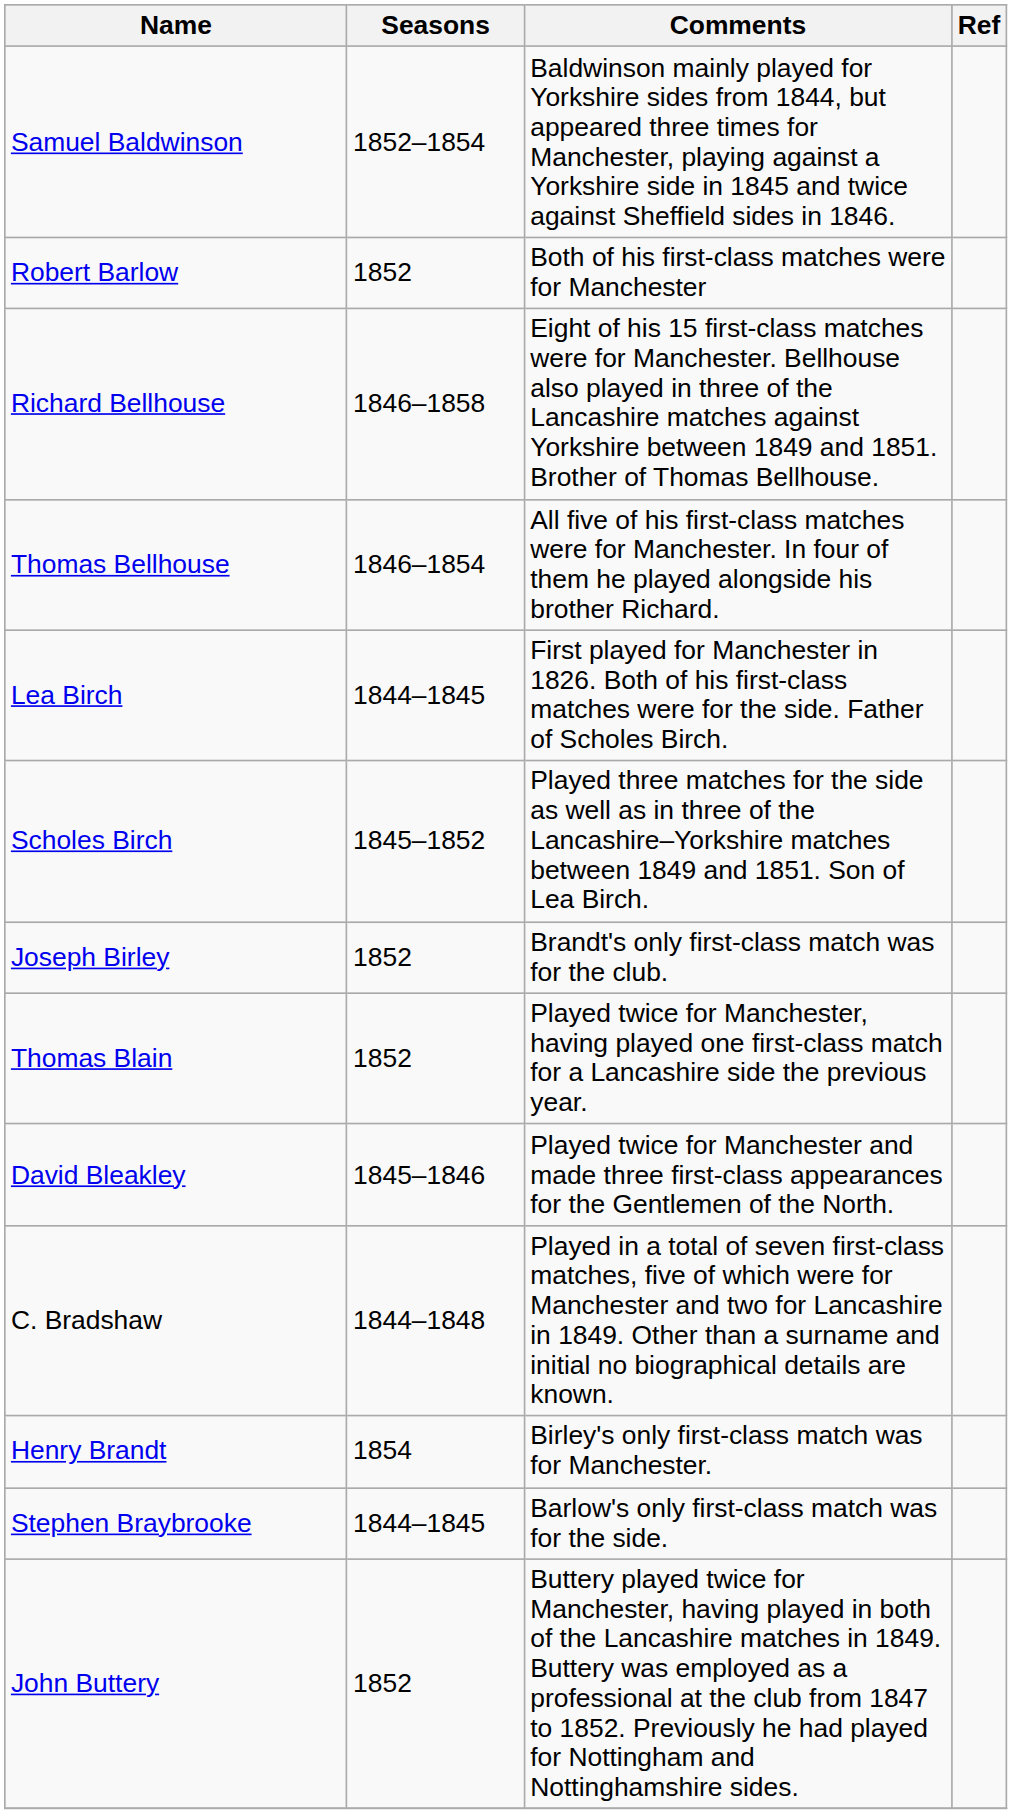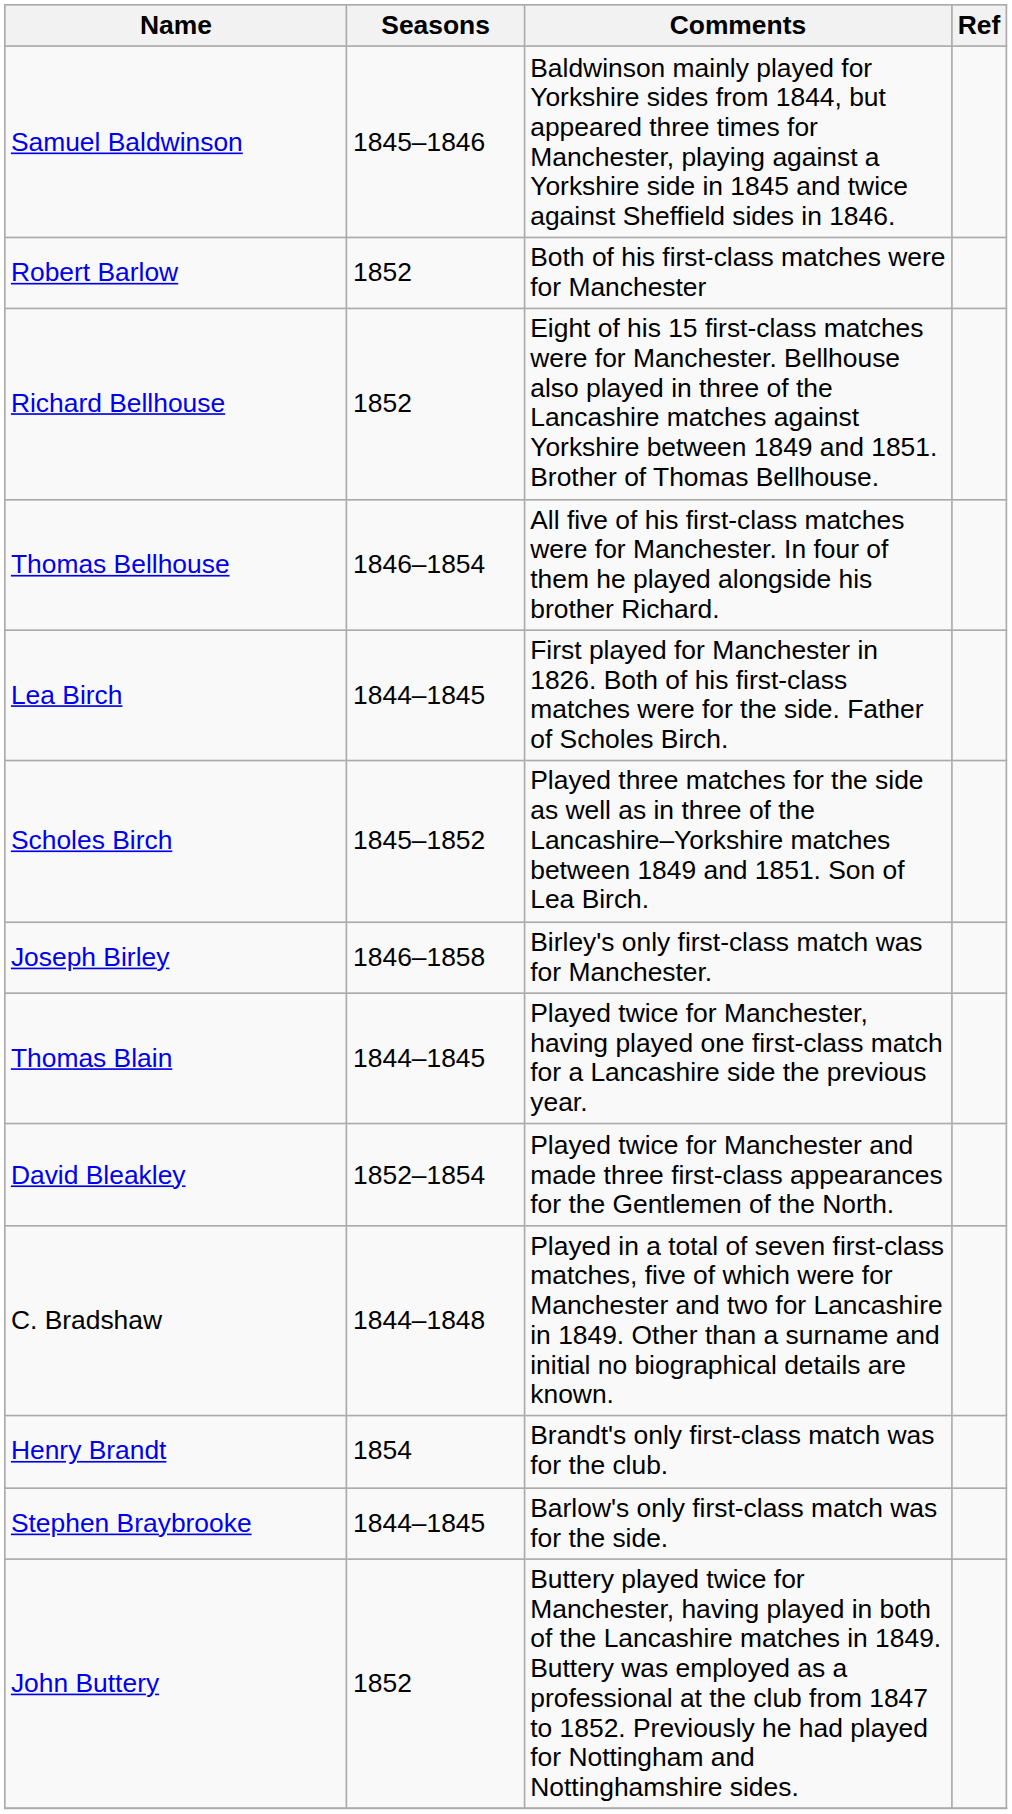(419, 141) 1852–1854 -> (419, 141) 1845–1846
(419, 403) 1846–1858 -> (382, 403) 1852
(382, 957) 1852 -> (419, 957) 1846–1858
(732, 957) Brandt's only first-class match was for the club. -> (726, 957) Birley's only first-class match was for Manchester.
(382, 1058) 1852 -> (419, 1058) 1844–1845
(419, 1174) 1845–1846 -> (419, 1174) 1852–1854
(726, 1451) Birley's only first-class match was for Manchester. -> (732, 1451) Brandt's only first-class match was for the club.
